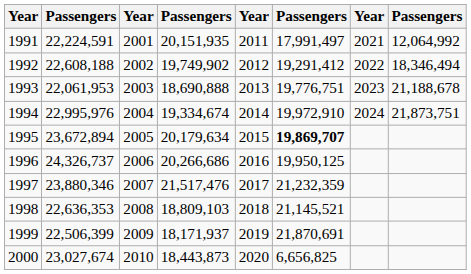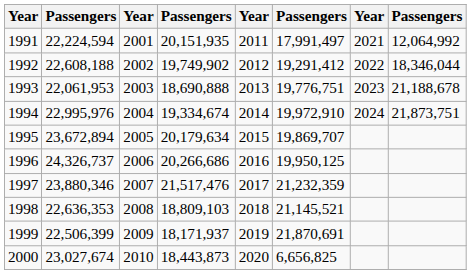(80, 40) 22,224,591 -> (80, 40) 22,224,594
(426, 64) 18,346,494 -> (426, 64) 18,346,044
(310, 137) bold -> (310, 137) normal
